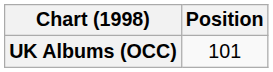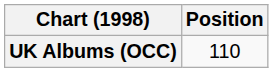(225, 51) 101 -> (225, 51) 110
